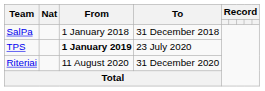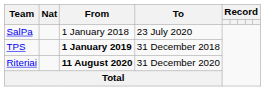(178, 32) 31 December 2018 -> (165, 32) 23 July 2020
(164, 47) 23 July 2020 -> (178, 47) 31 December 2018
(95, 63) normal -> (97, 63) bold
